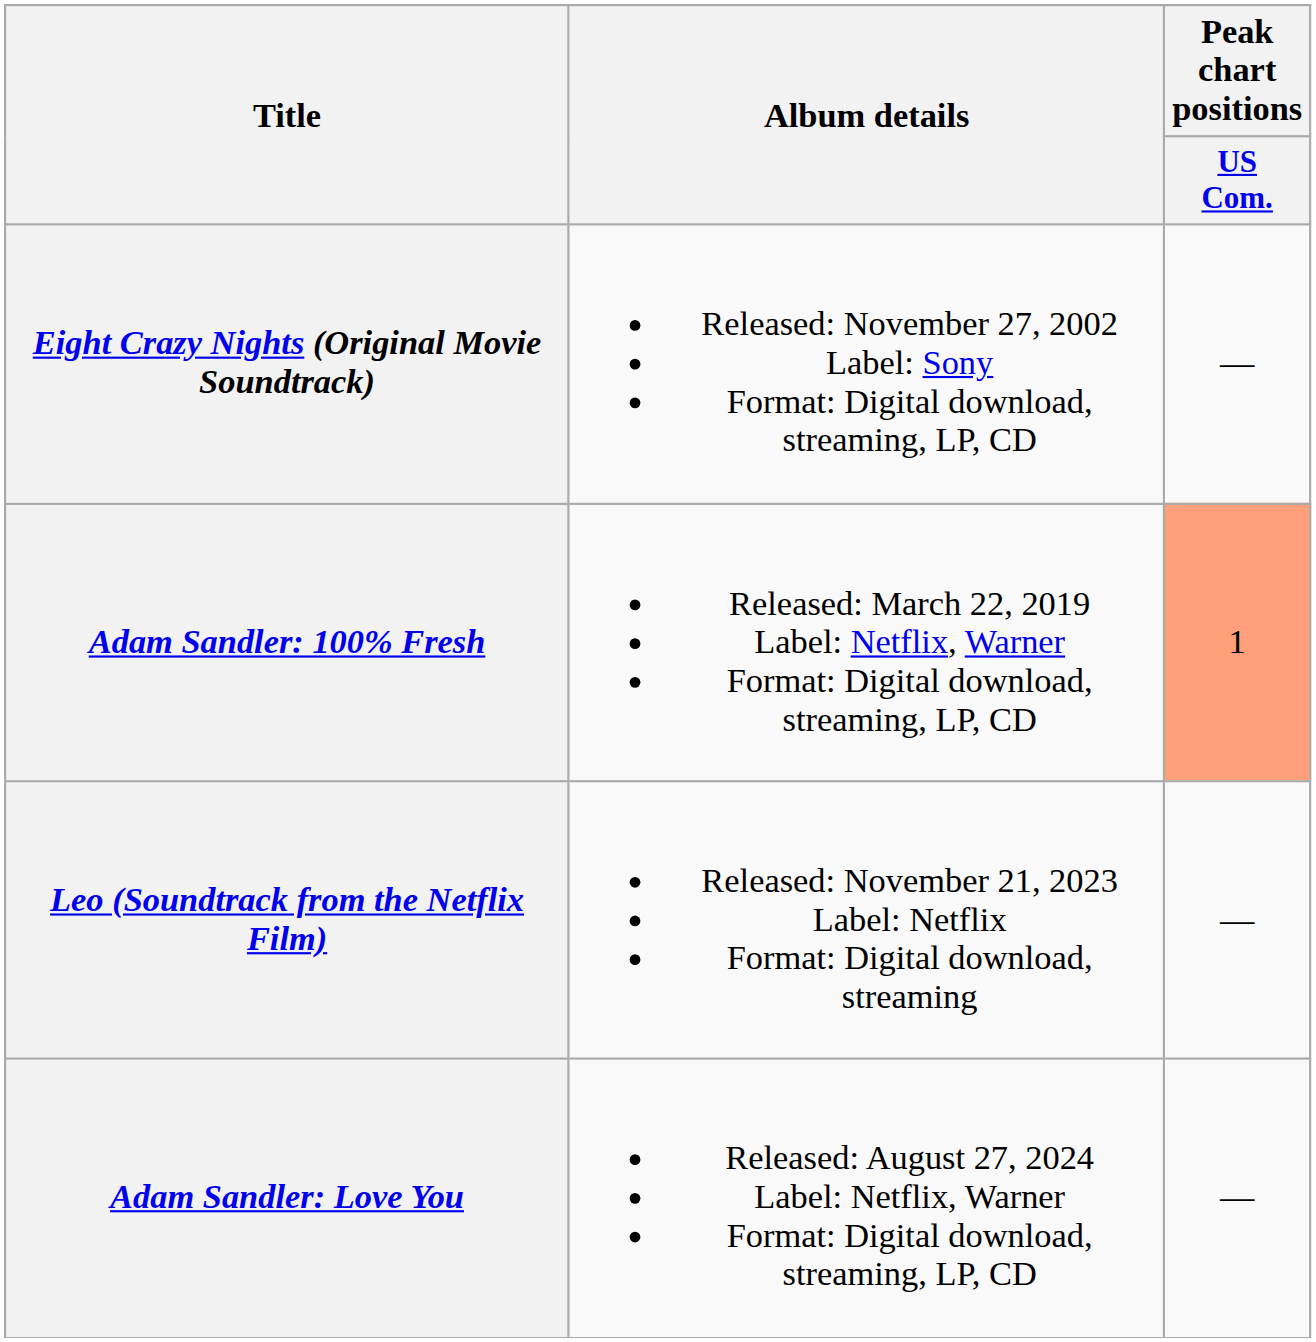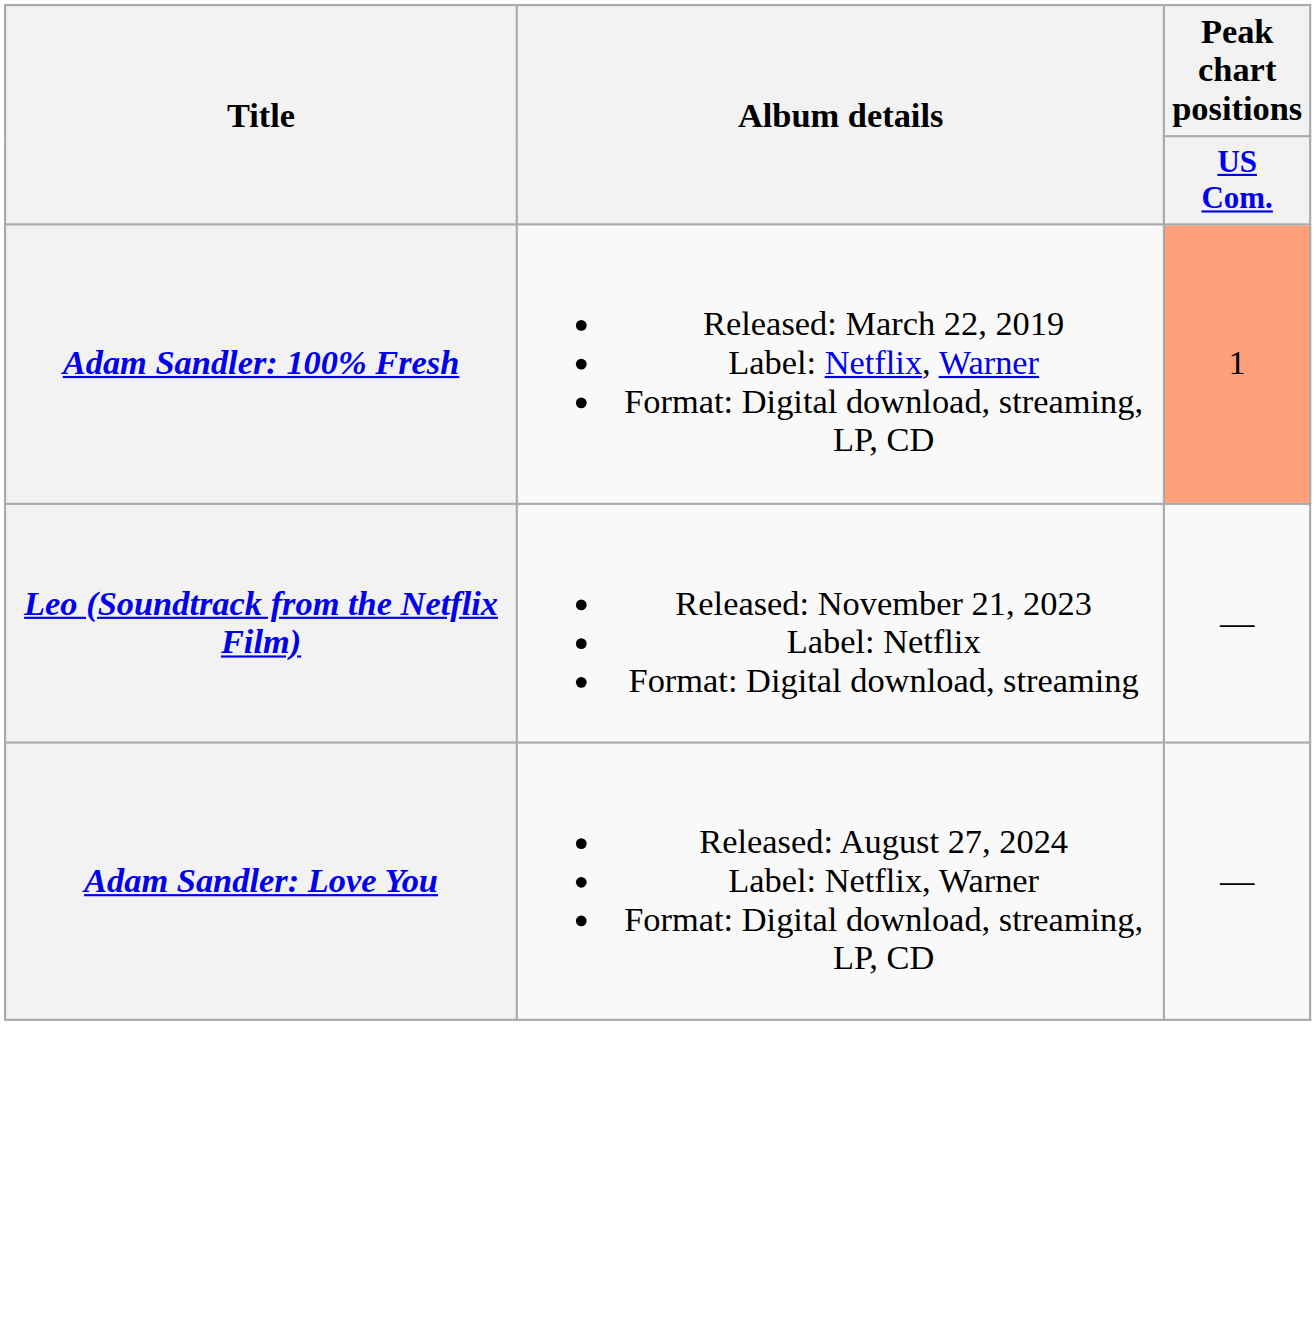- row: (287, 363)
